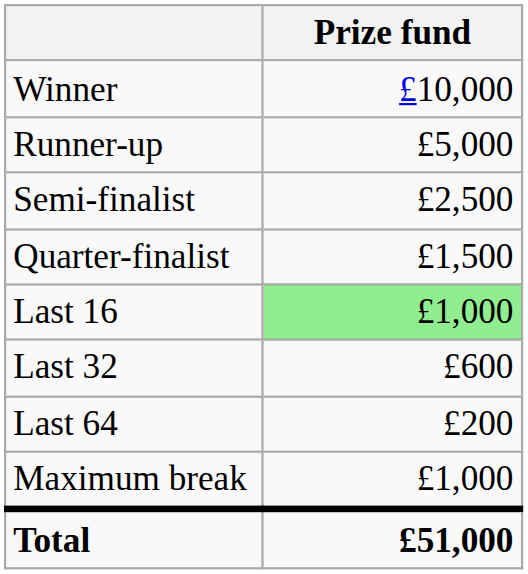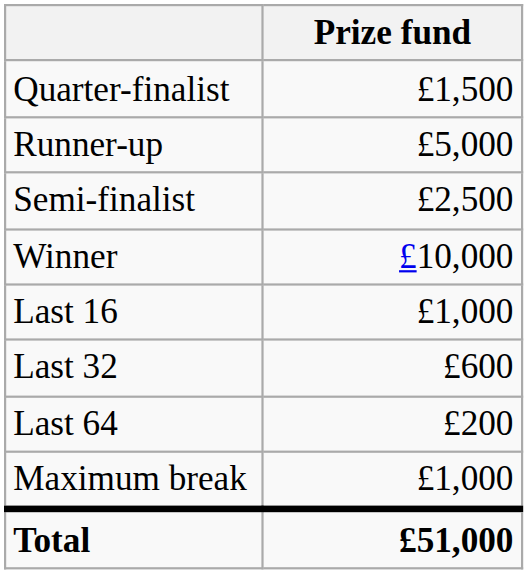rows swapped: (65, 88) <-> (121, 255)
(465, 311) lightgreen background -> (465, 311) no background
